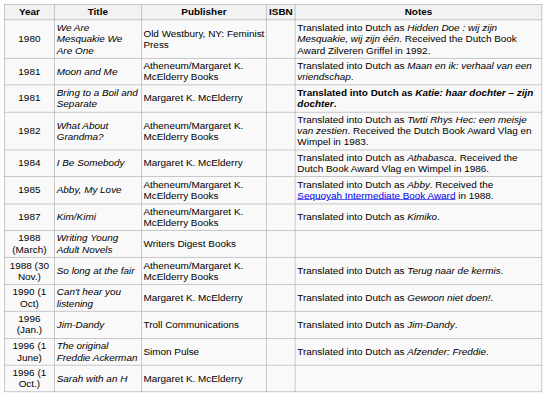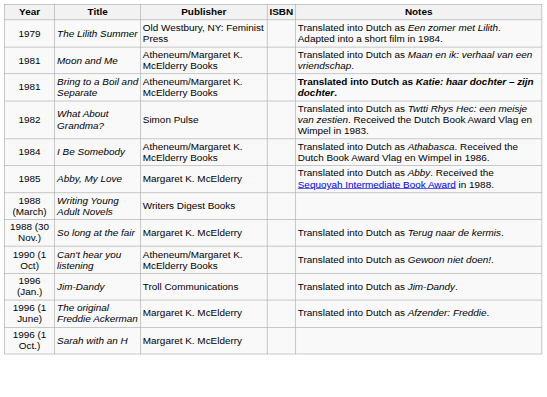+ row: (97, 33)
- row: (89, 39)
(193, 98) Margaret K. McElderry -> (193, 87) Atheneum/Margaret K. McElderry Books
(193, 131) Atheneum/Margaret K. McElderry Books -> (171, 119) Simon Pulse
(193, 163) Margaret K. McElderry -> (193, 152) Atheneum/Margaret K. McElderry Books
(193, 190) Atheneum/Margaret K. McElderry Books -> (192, 179) Margaret K. McElderry
- row: (76, 217)
(193, 271) Atheneum/Margaret K. McElderry Books -> (192, 233) Margaret K. McElderry
(193, 298) Margaret K. McElderry -> (193, 259) Atheneum/Margaret K. McElderry Books
(171, 351) Simon Pulse -> (192, 313) Margaret K. McElderry
